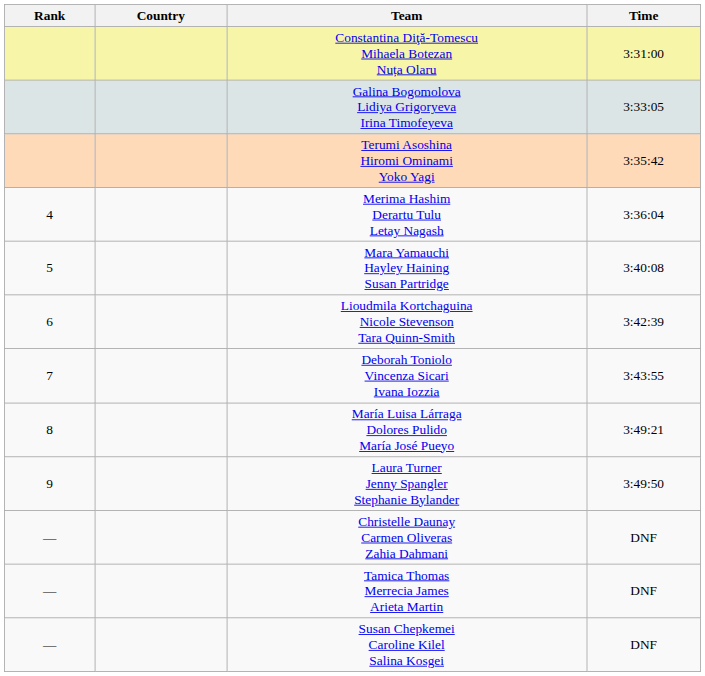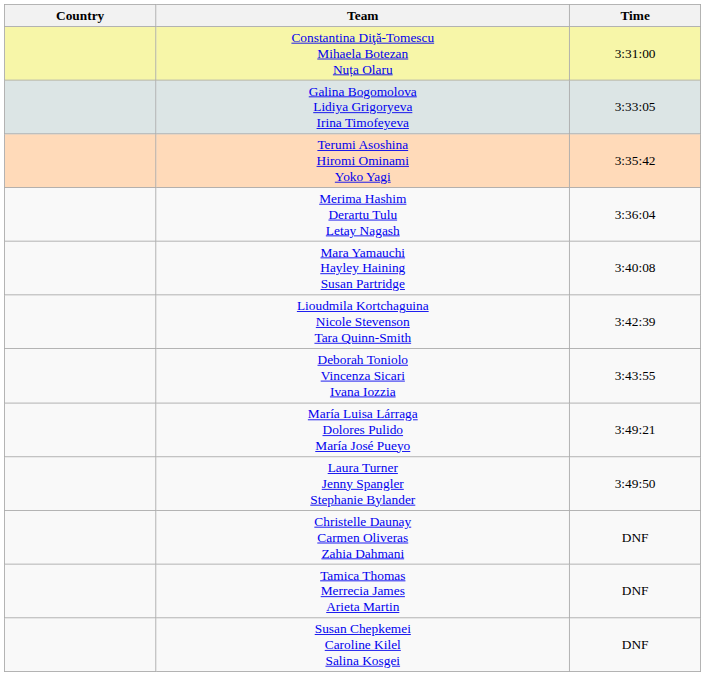- column: (50, 15)
